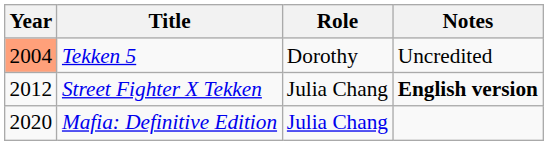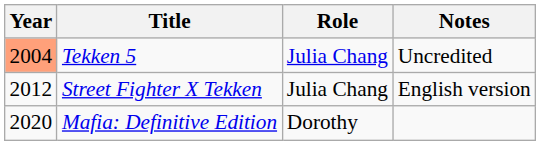(322, 55) Dorothy -> (337, 55) Julia Chang
(468, 88) bold -> (464, 88) normal
(337, 122) Julia Chang -> (322, 122) Dorothy
